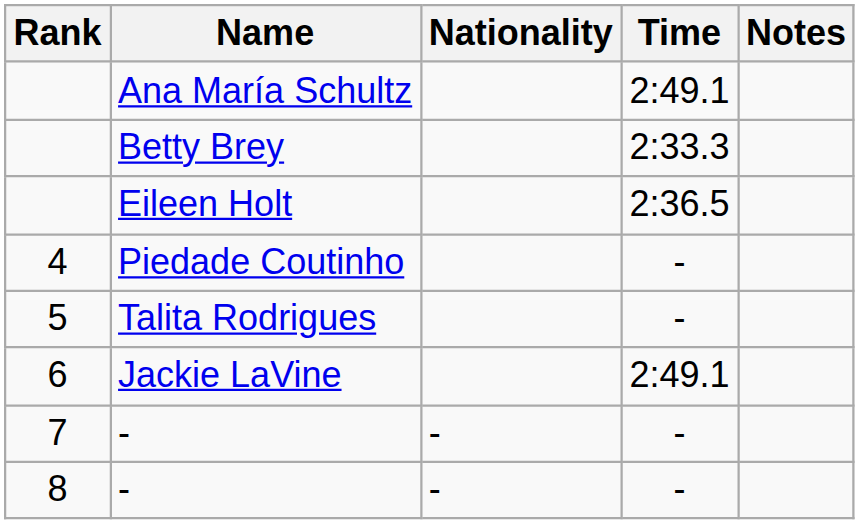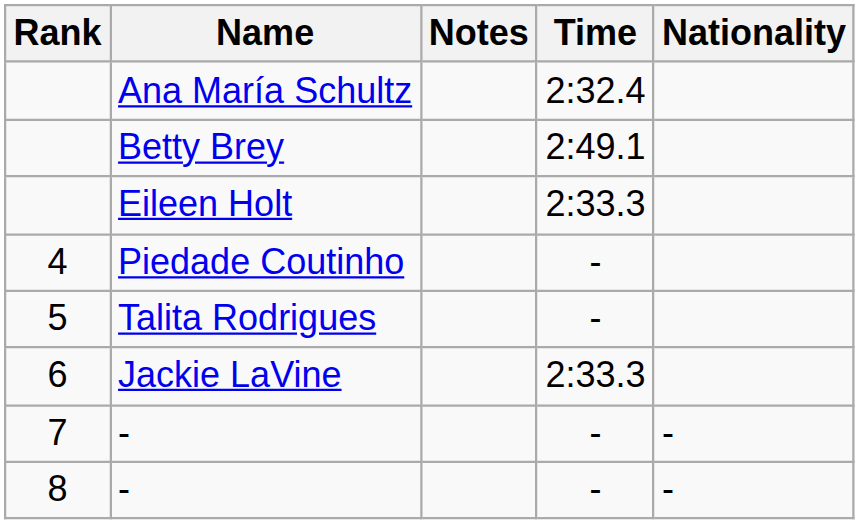columns swapped: (521, 33) <-> (796, 33)
(679, 90) 2:49.1 -> (595, 90) 2:32.4
(679, 147) 2:33.3 -> (595, 147) 2:49.1
(679, 204) 2:36.5 -> (595, 204) 2:33.3
(679, 375) 2:49.1 -> (595, 375) 2:33.3
